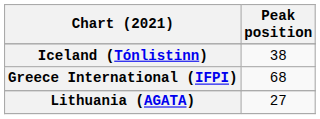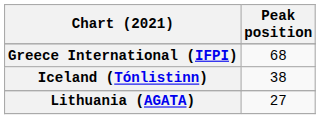rows swapped: (123, 79) <-> (123, 56)
